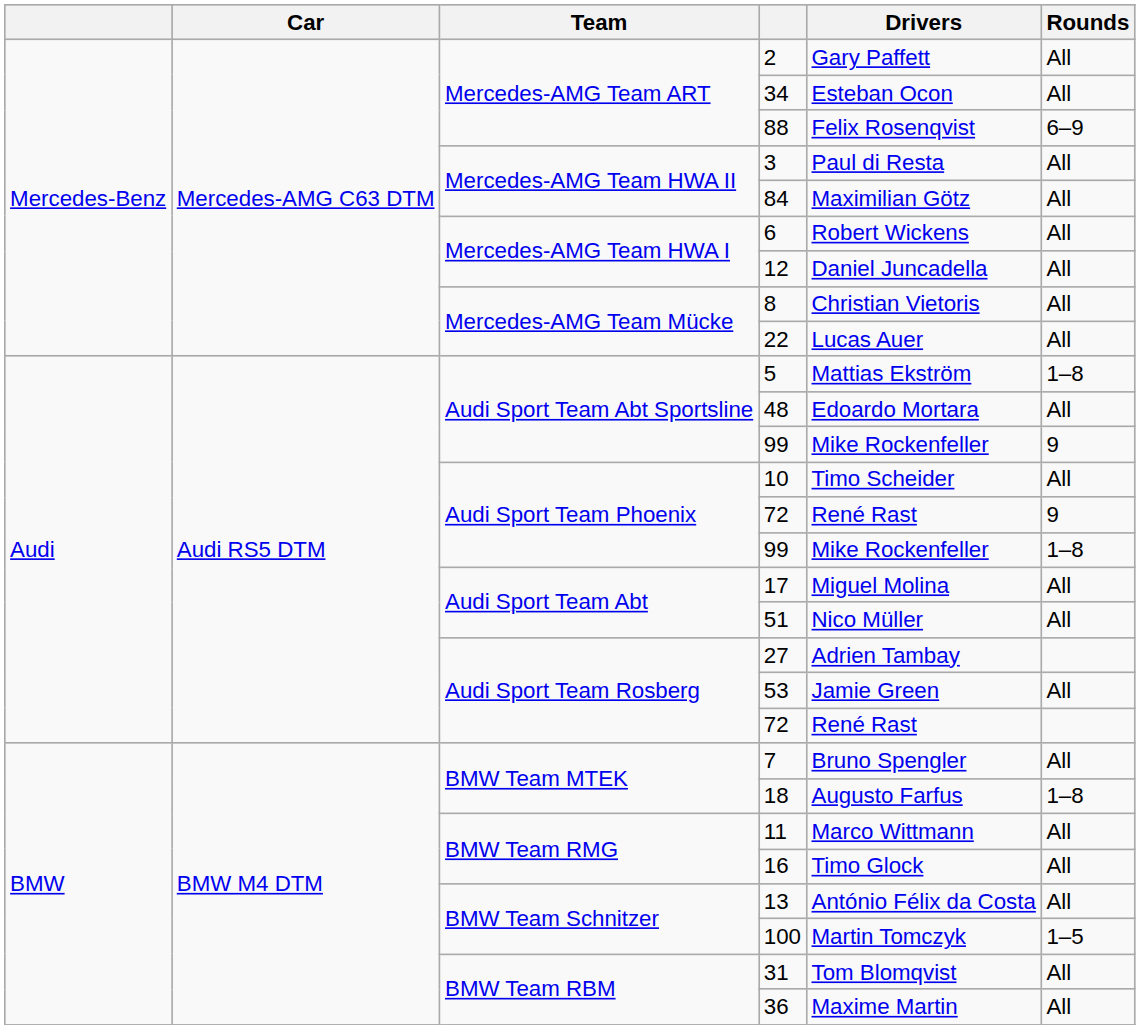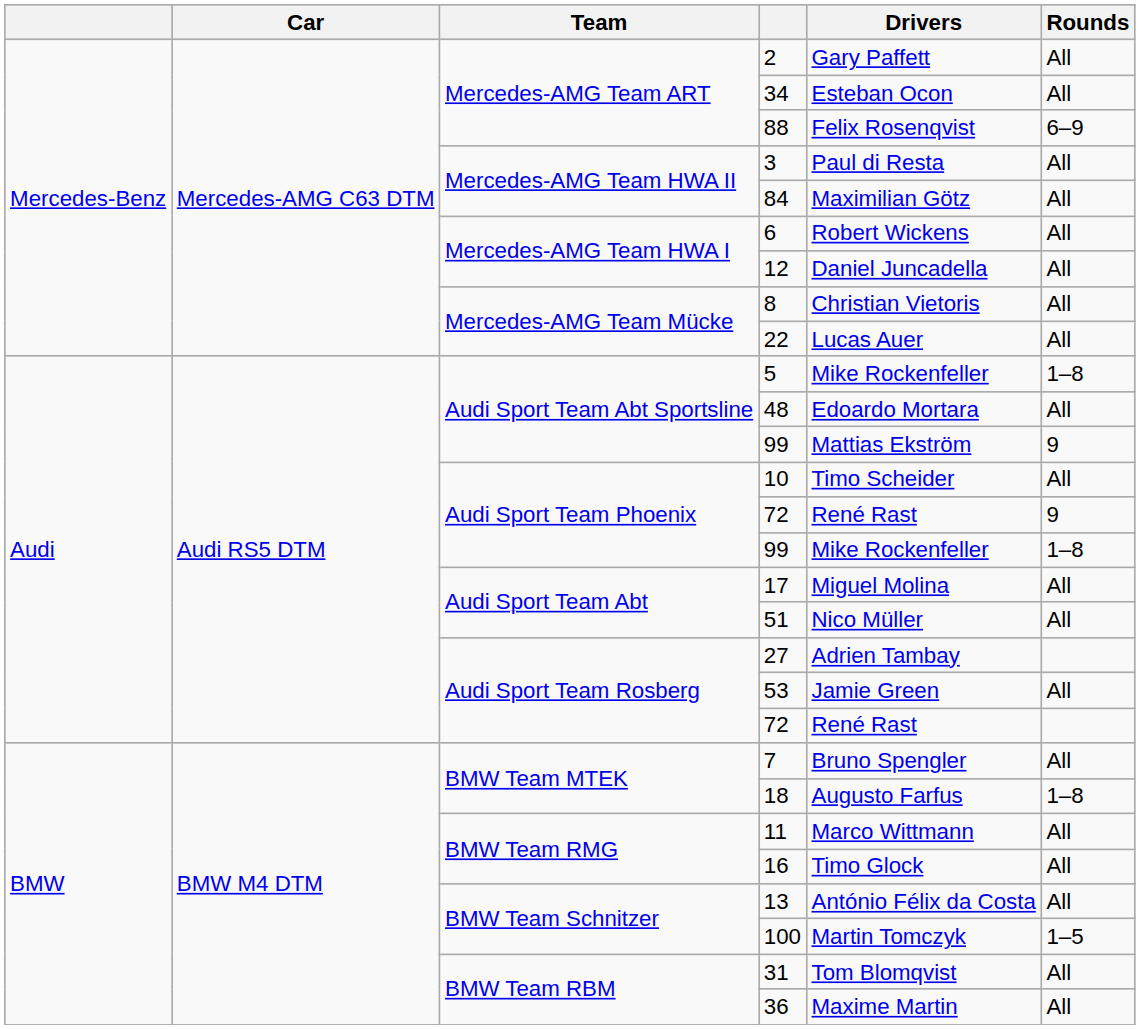(891, 374) Mattias Ekström -> (900, 374) Mike Rockenfeller
(900, 444) Mike Rockenfeller -> (891, 444) Mattias Ekström
